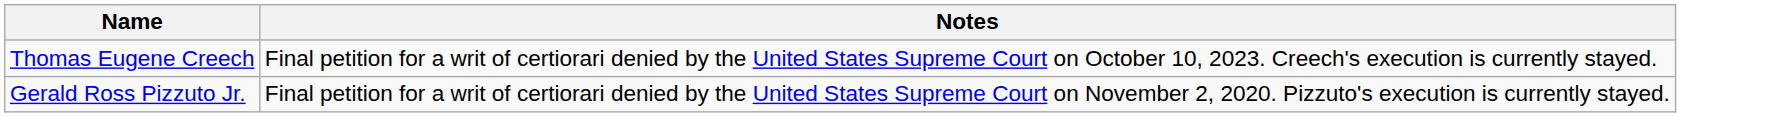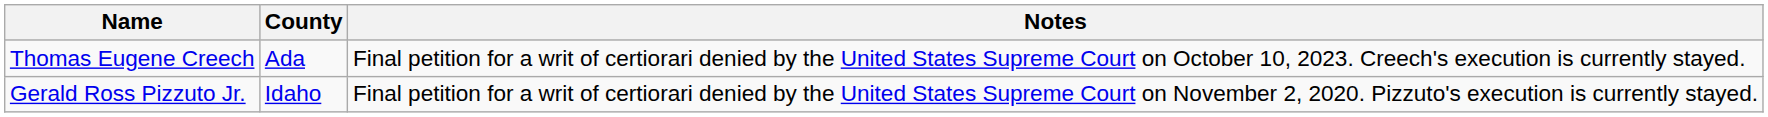+ column: (304, 22)
